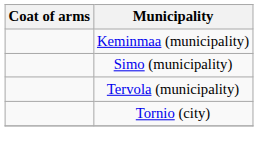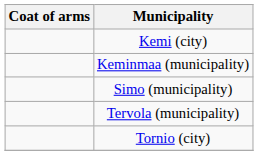+ row: (173, 41)
